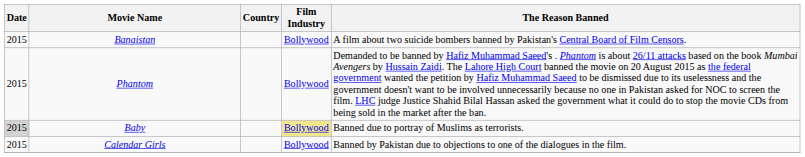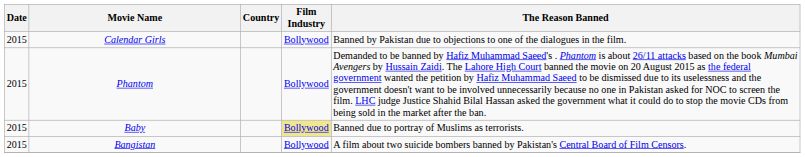rows swapped: (135, 144) <-> (135, 39)
(17, 128) lightgrey background -> (17, 128) no background
